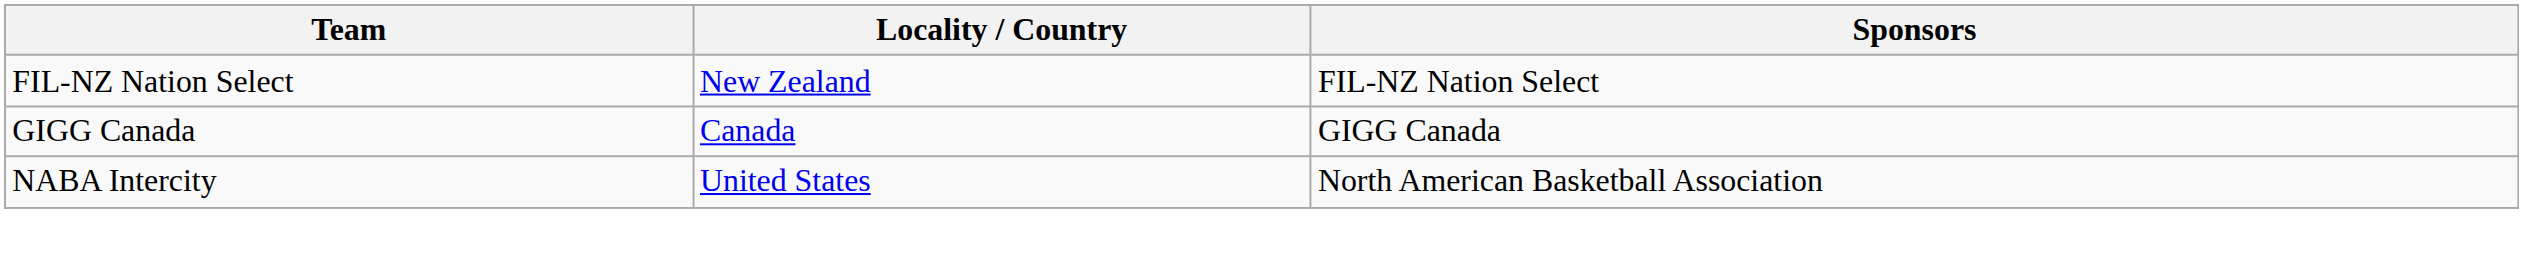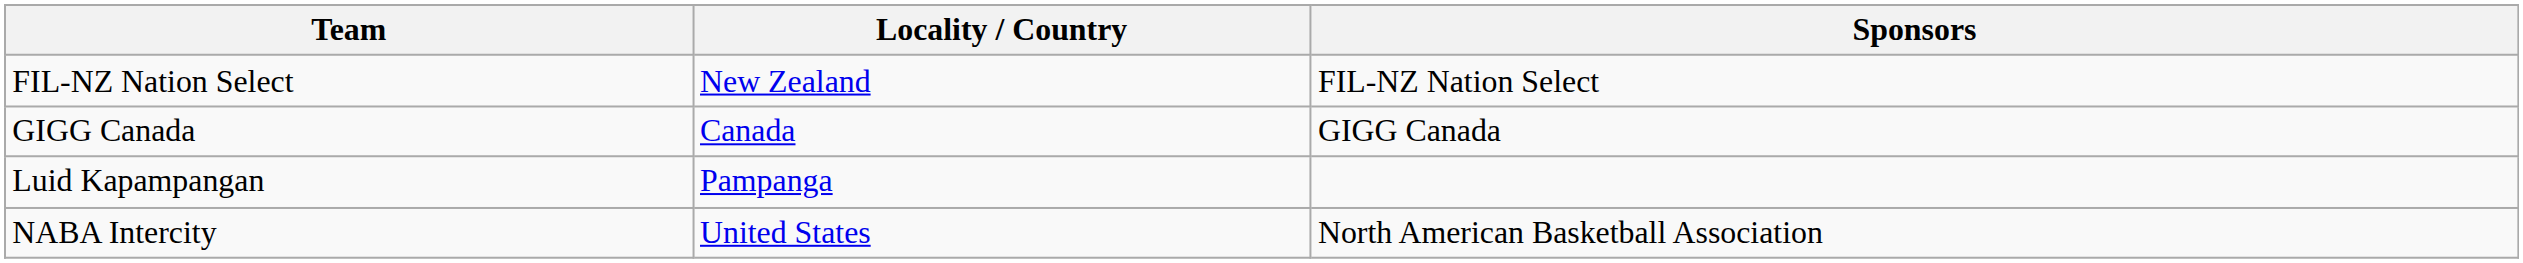+ row: (138, 181)
